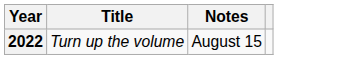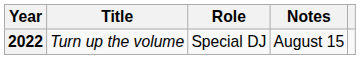+ column: (229, 16)
